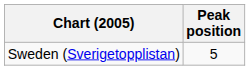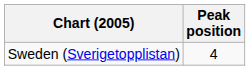(214, 53) 5 -> (214, 53) 4
